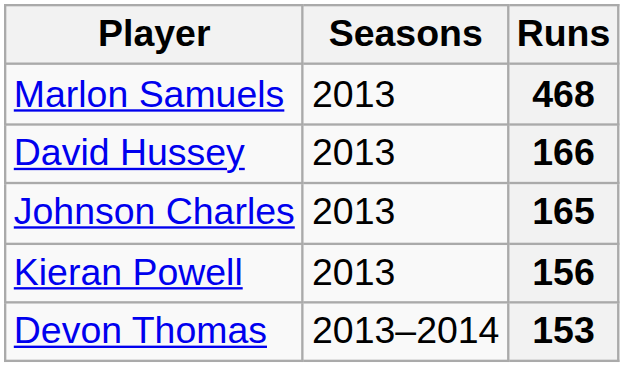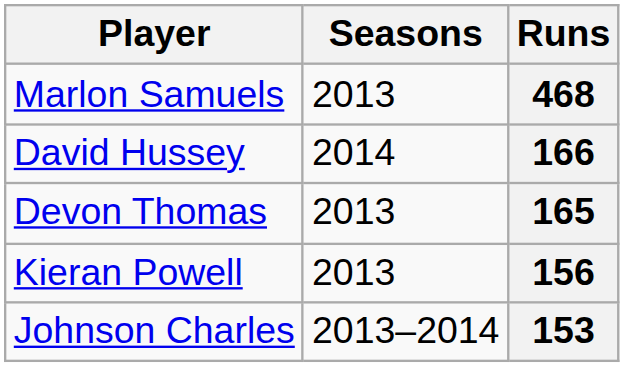(354, 152) 2013 -> (354, 152) 2014
(154, 212) Johnson Charles -> (140, 212) Devon Thomas
(140, 331) Devon Thomas -> (154, 331) Johnson Charles
